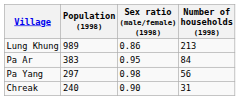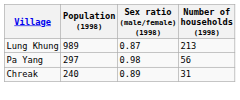(130, 46) 0.86 -> (130, 46) 0.87
- row: (20, 60)
(130, 88) 0.90 -> (130, 74) 0.89
